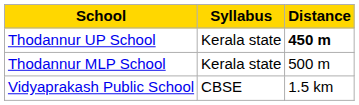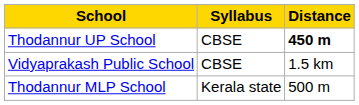(241, 40) Kerala state -> (222, 40) CBSE
rows swapped: (87, 64) <-> (101, 87)
